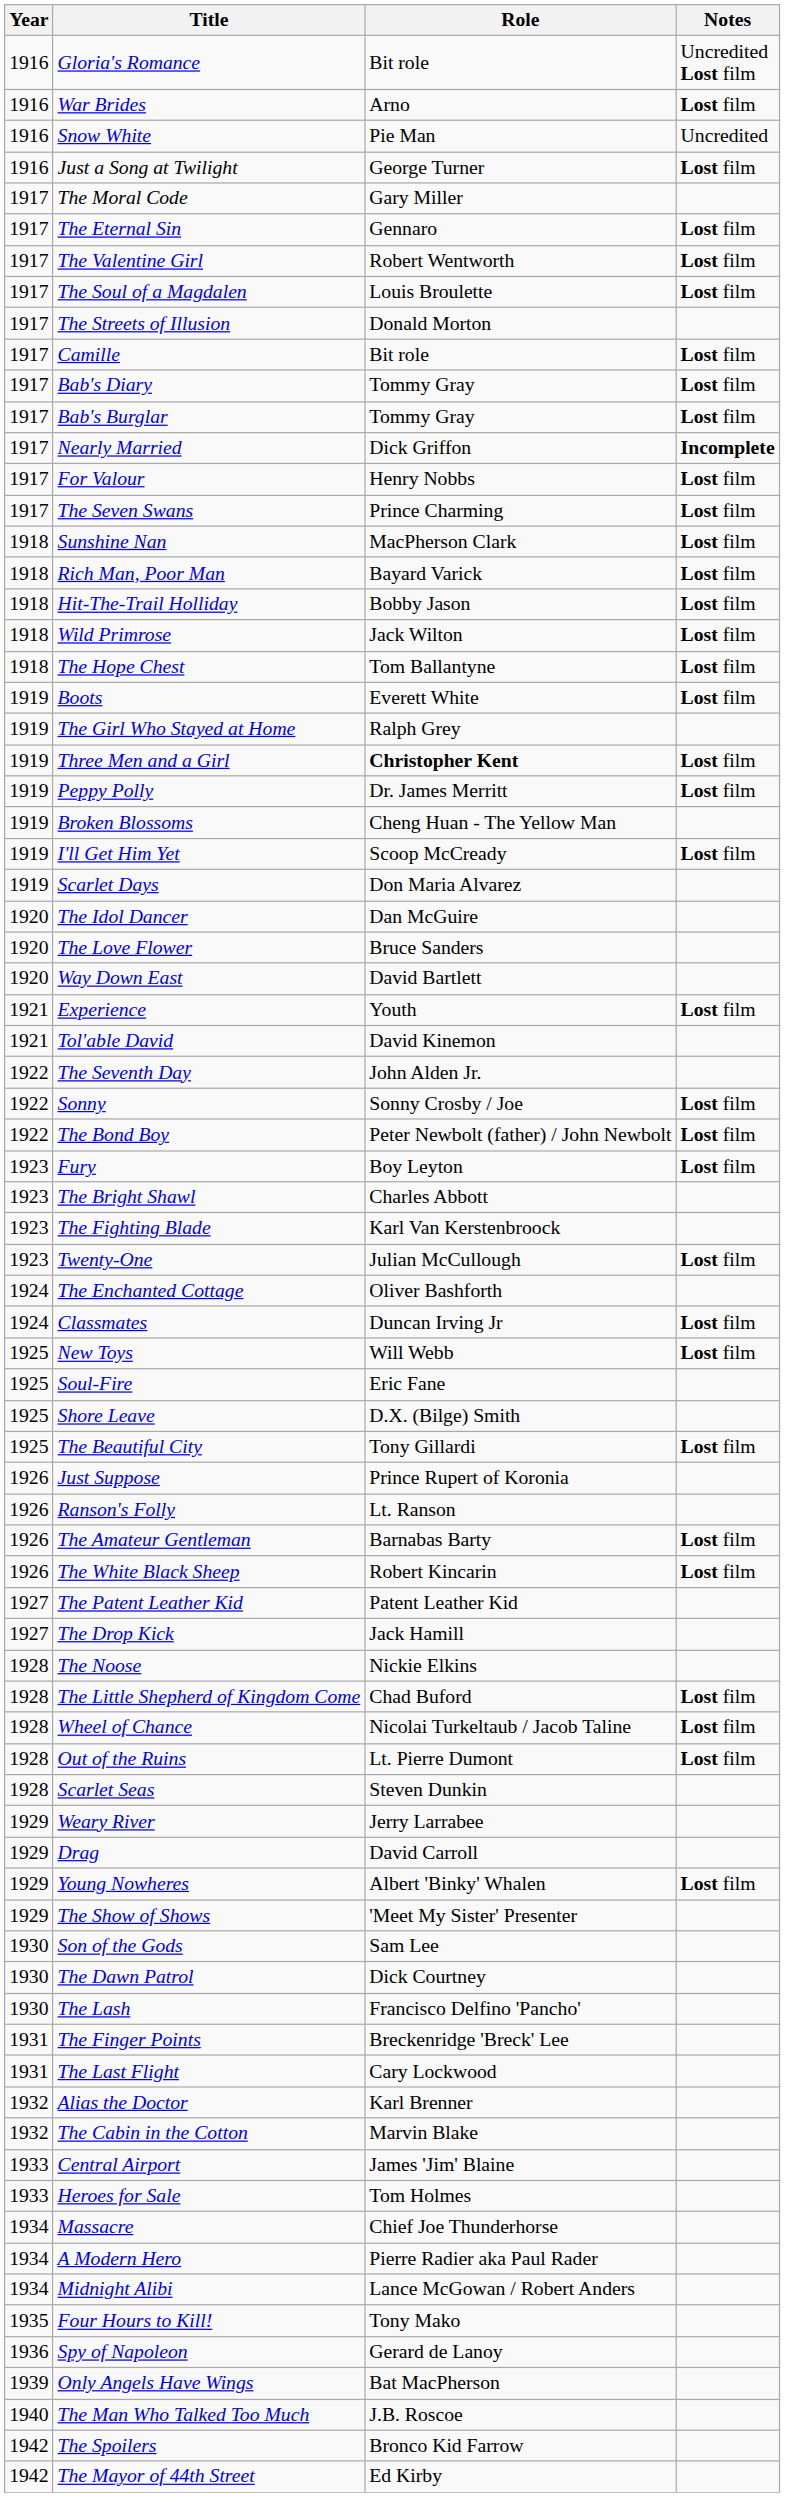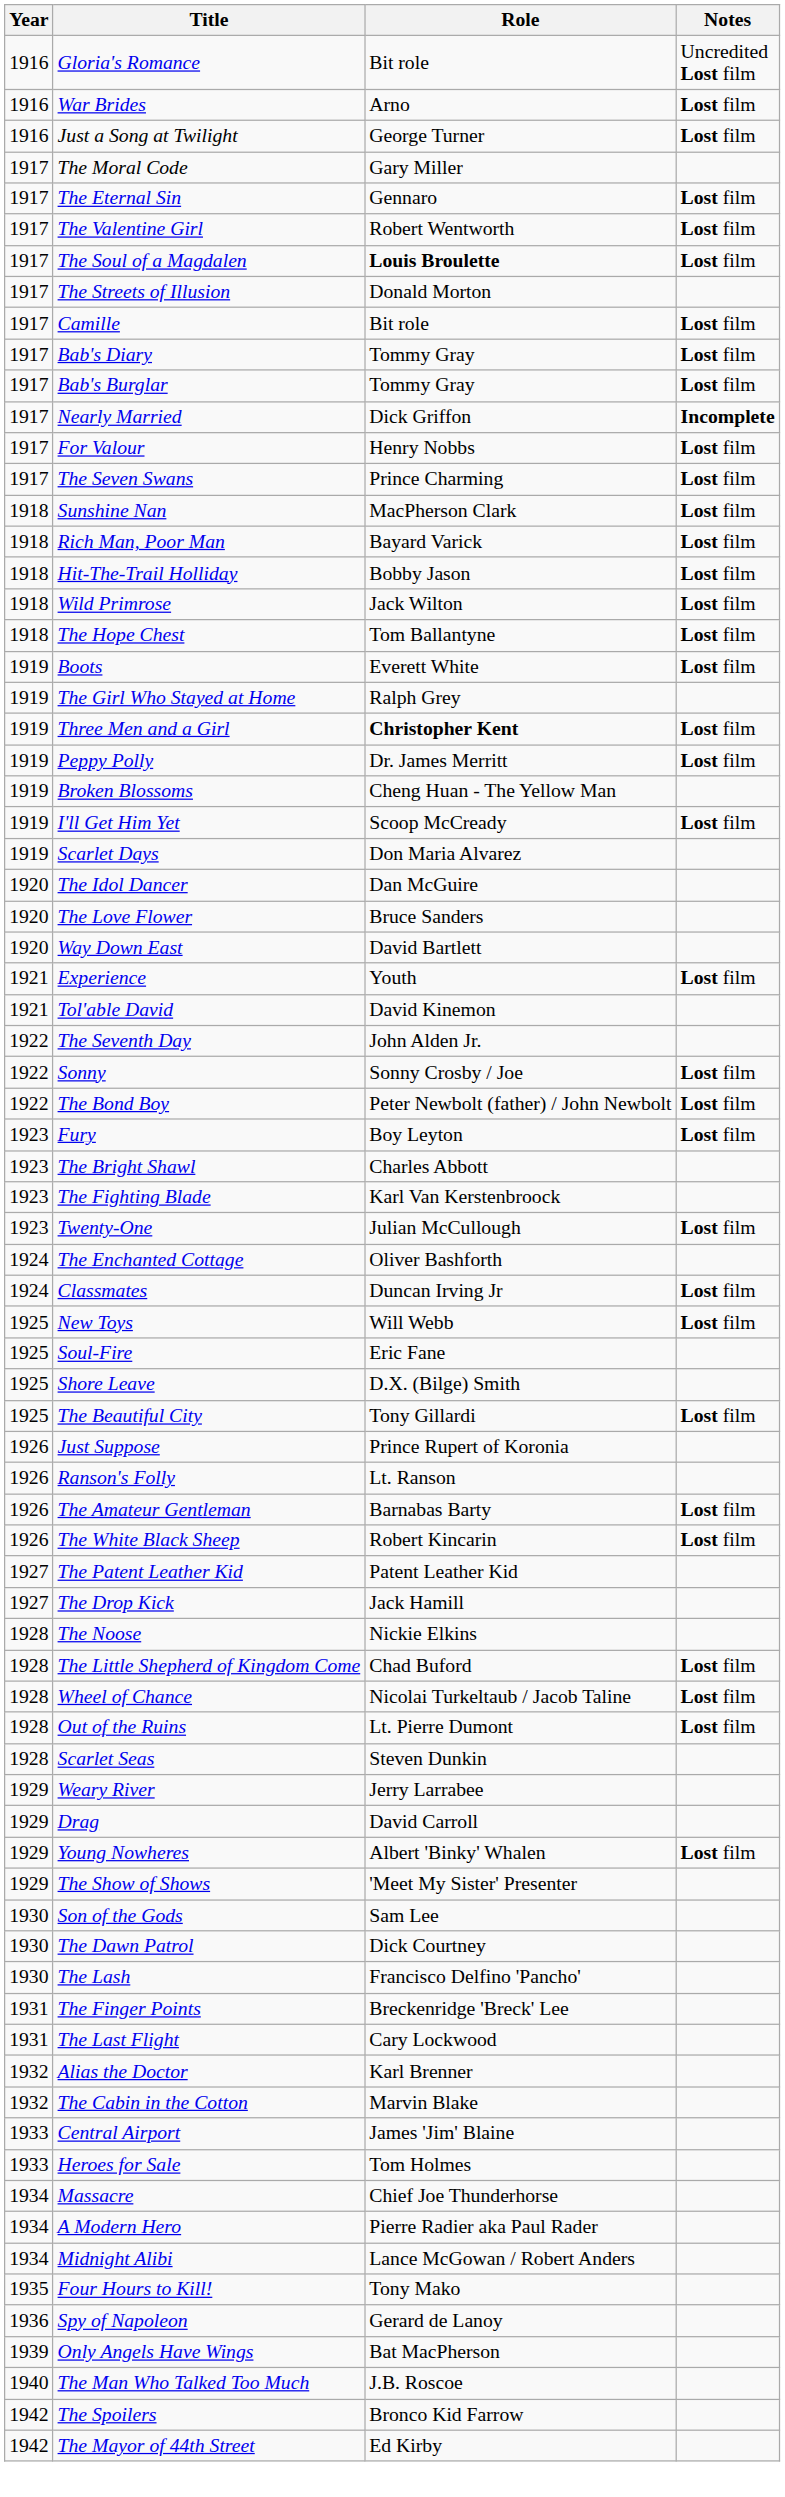- row: (104, 135)
(431, 291) normal -> (434, 260) bold
